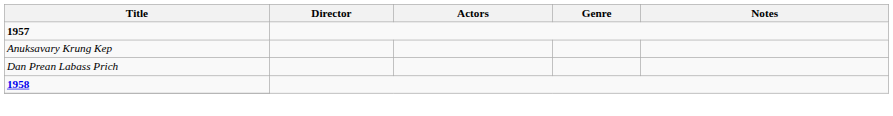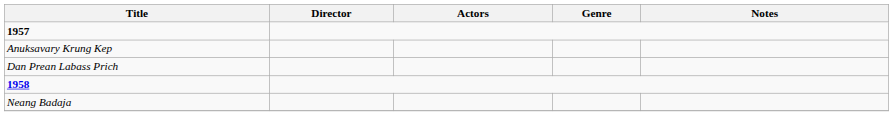+ row: (39, 102)
